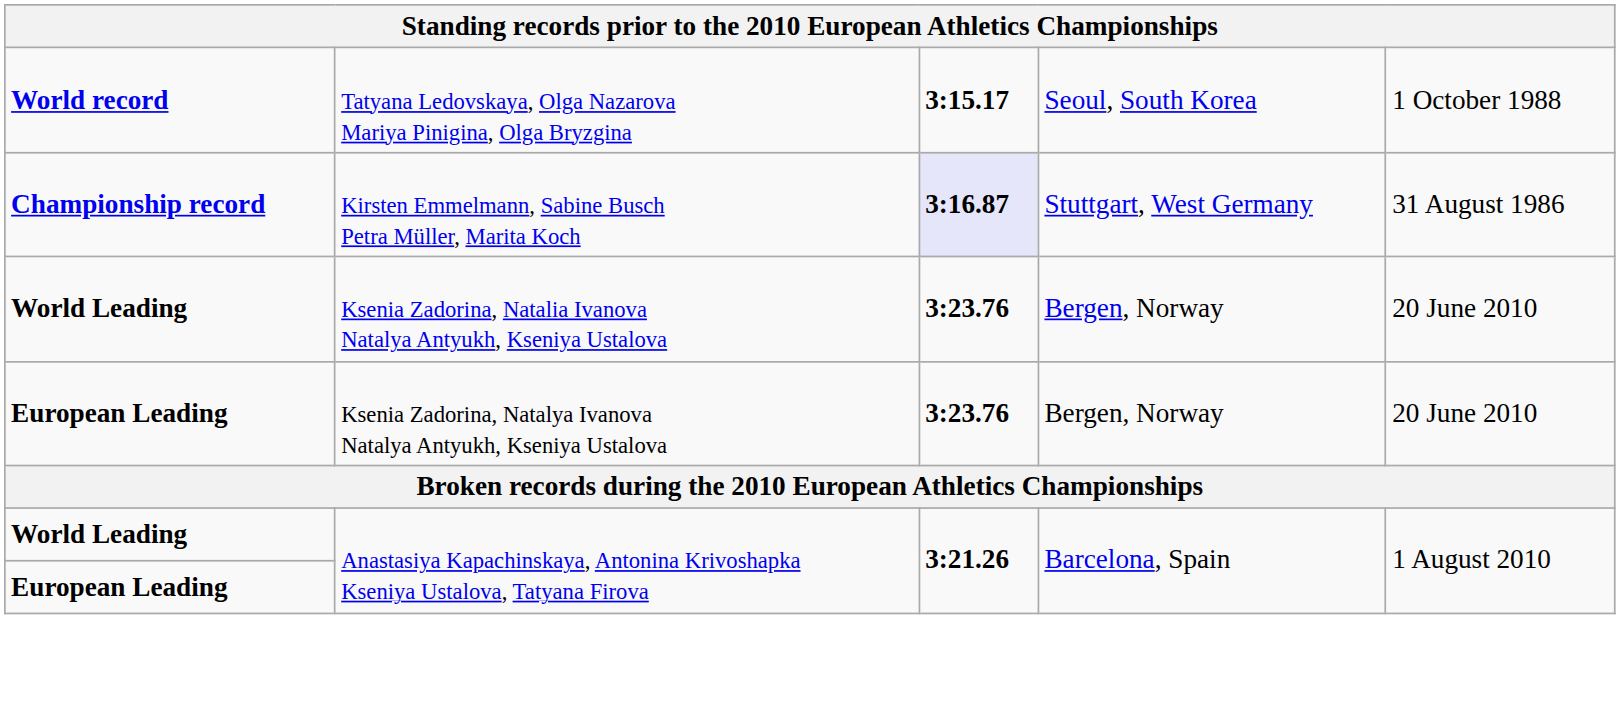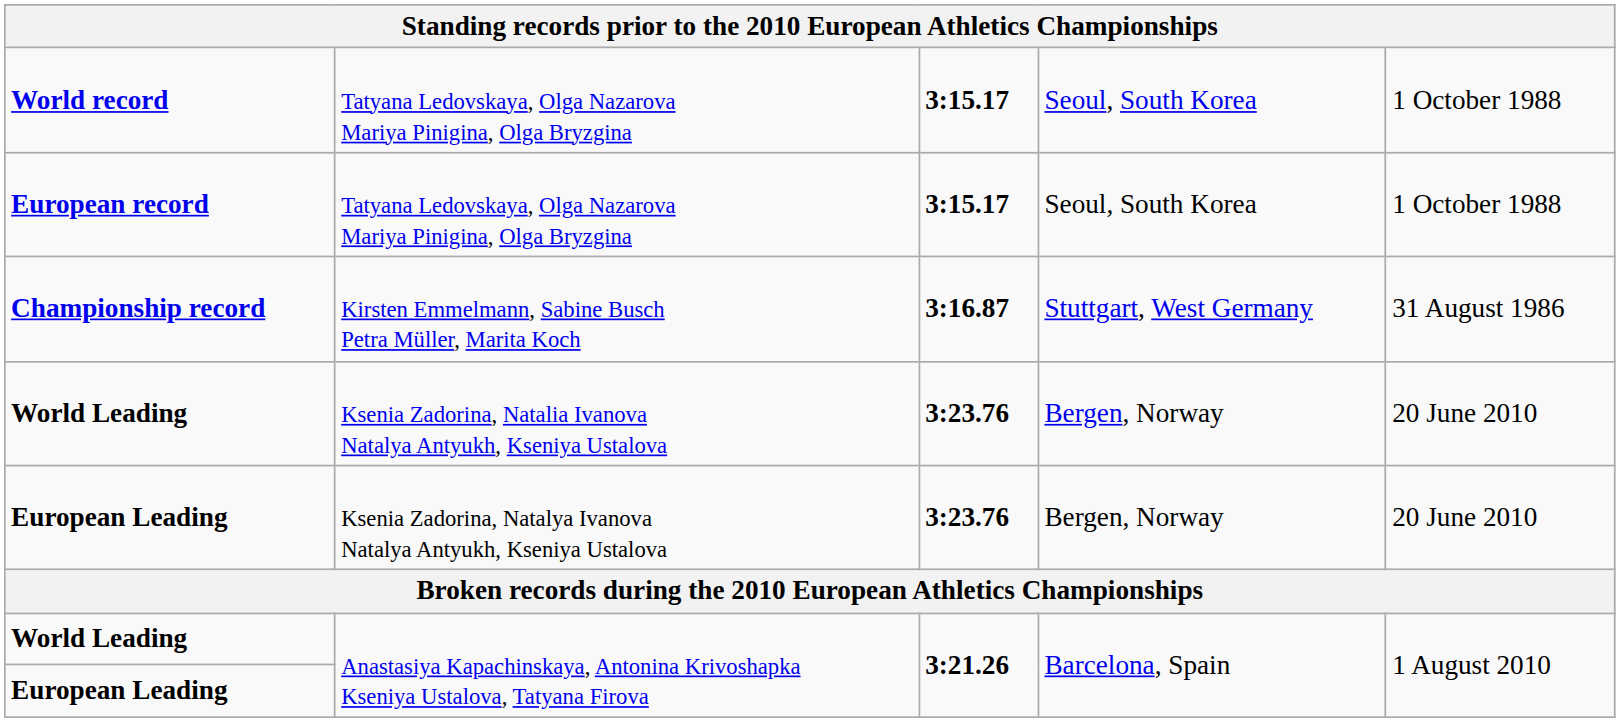+ row: (110, 204)
(967, 204) lavender background -> (967, 308) no background
